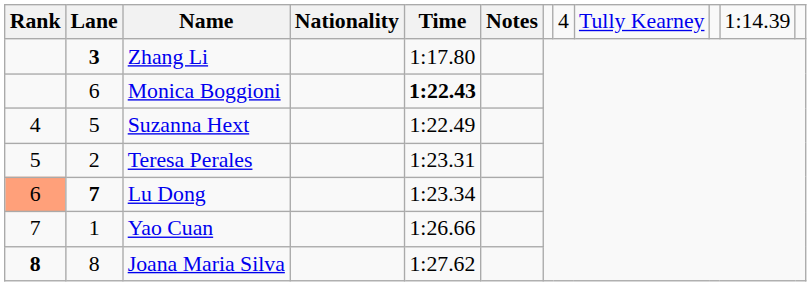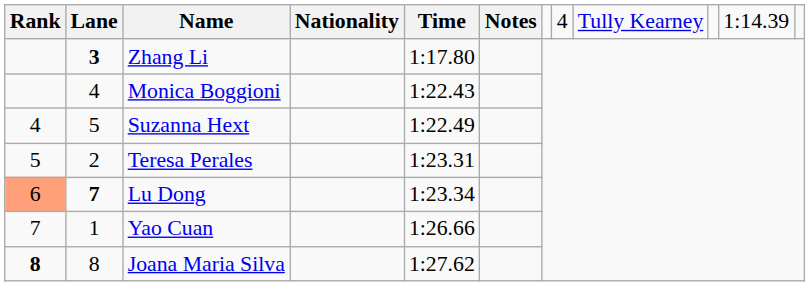(94, 90) 6 -> (94, 90) 4
(442, 90) bold -> (442, 90) normal
